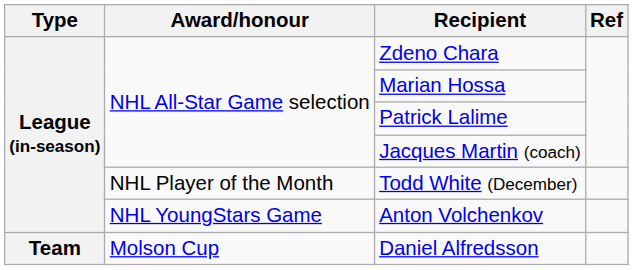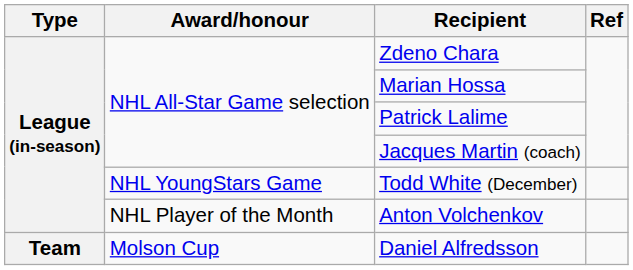(222, 183) NHL Player of the Month -> (216, 183) NHL YoungStars Game
(216, 215) NHL YoungStars Game -> (222, 215) NHL Player of the Month
